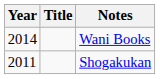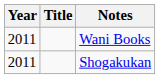(22, 39) 2014 -> (22, 39) 2011
